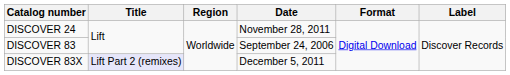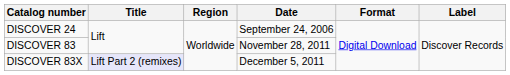(285, 29) November 28, 2011 -> (286, 29) September 24, 2006
(286, 45) September 24, 2006 -> (285, 45) November 28, 2011
